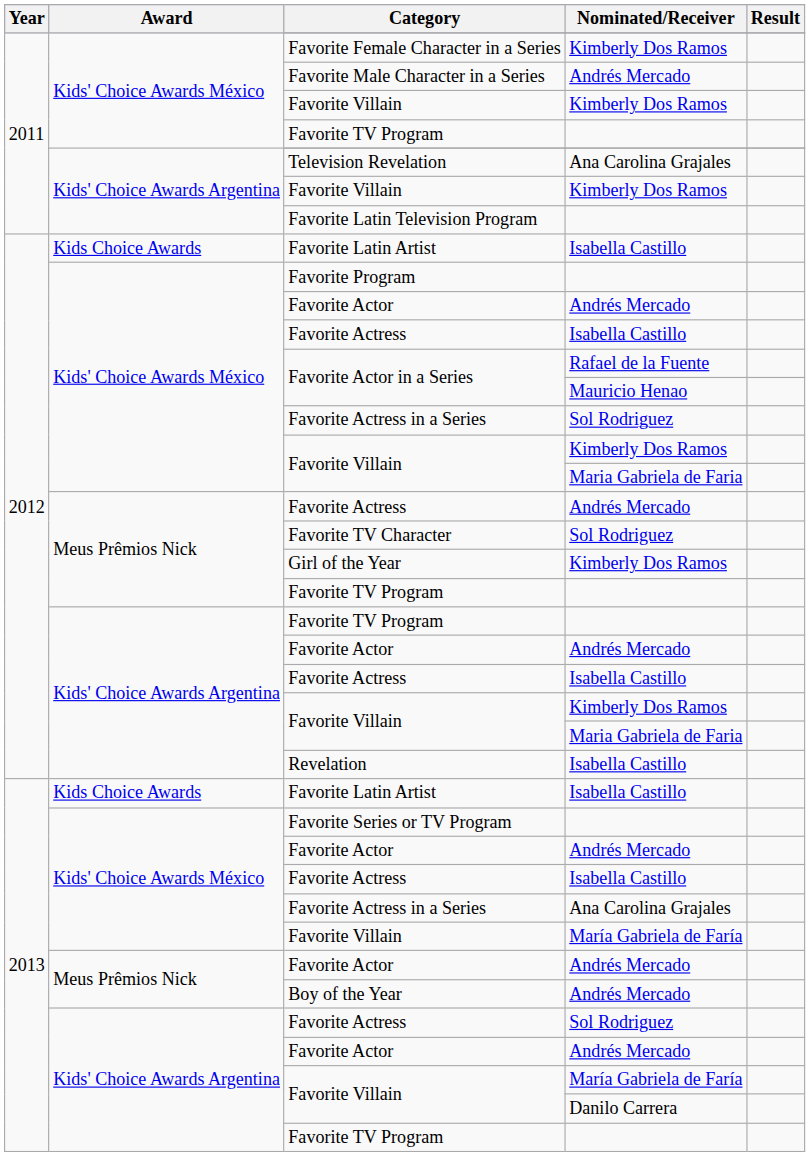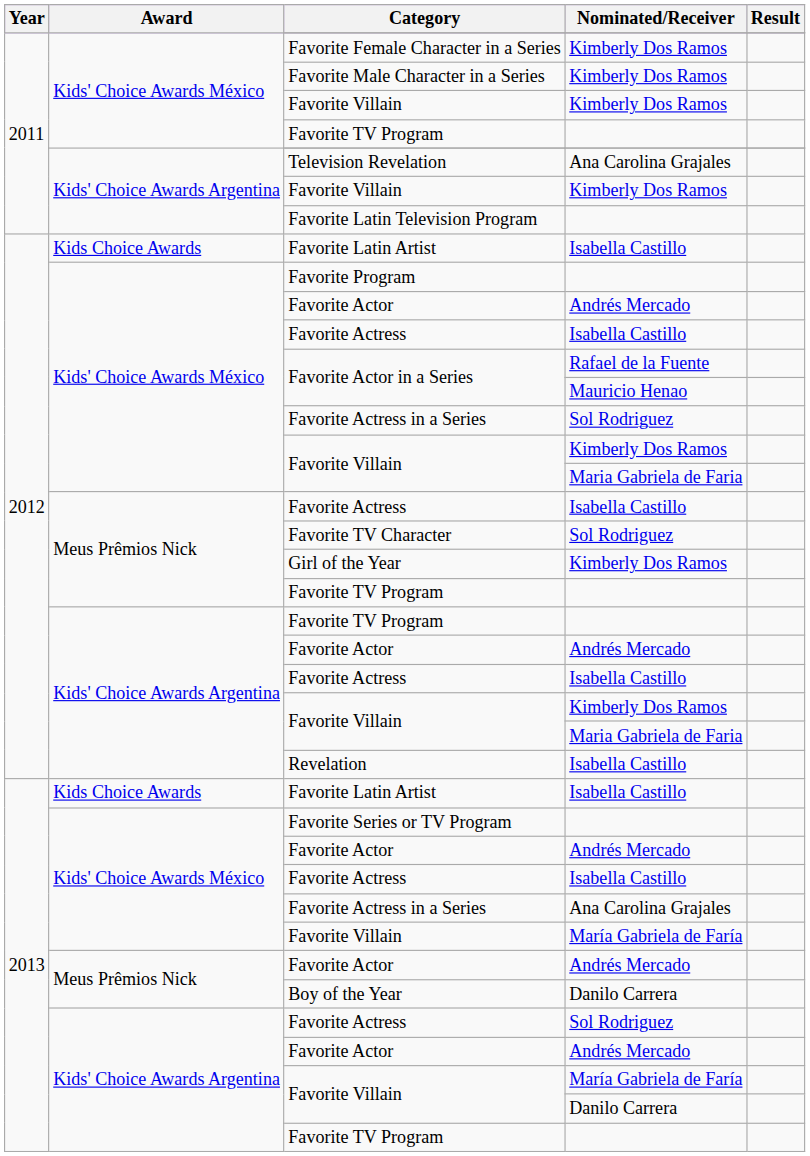(630, 76) Andrés Mercado -> (648, 76) Kimberly Dos Ramos
(630, 506) Andrés Mercado -> (628, 506) Isabella Castillo
(630, 993) Andrés Mercado -> (623, 993) Danilo Carrera
